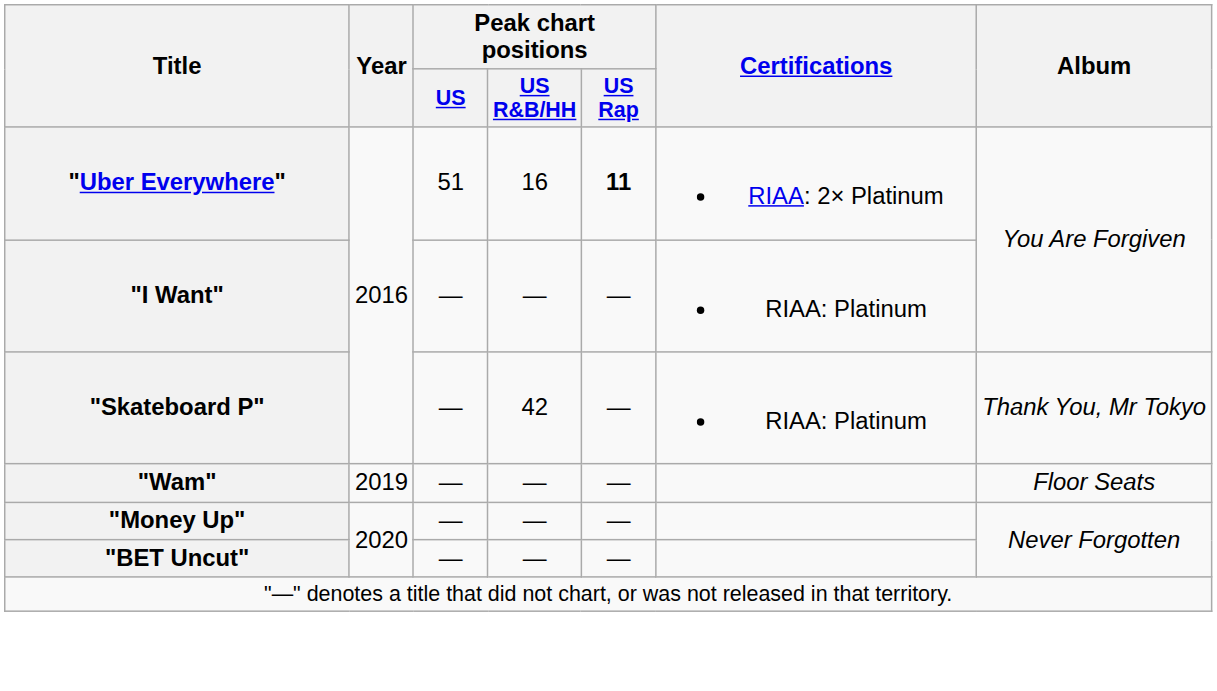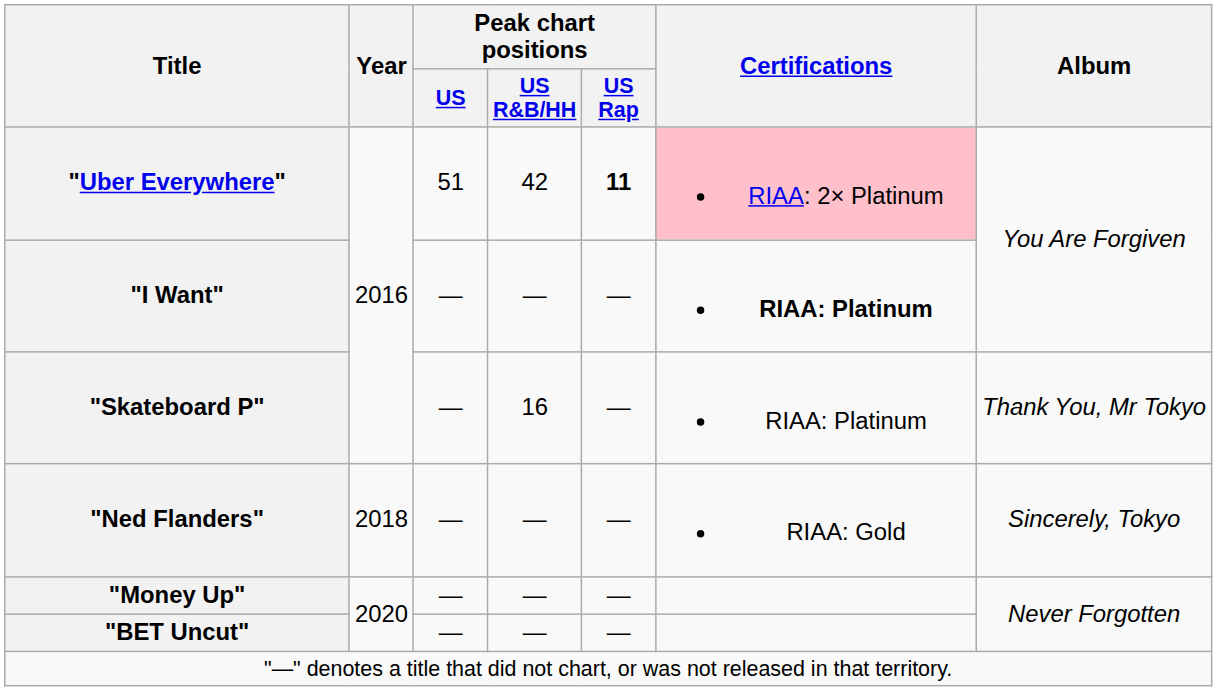(535, 183) 16 -> (535, 183) 42
(816, 197) no background -> (816, 197) pink background
(816, 309) normal -> (816, 309) bold
(535, 407) 42 -> (535, 407) 16
+ row: (177, 519)
- row: (177, 482)
